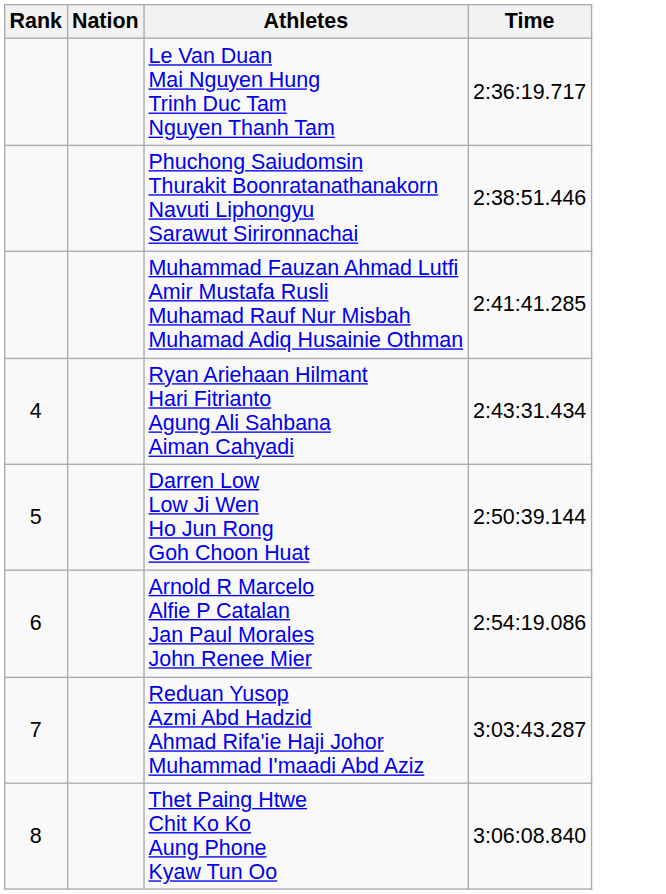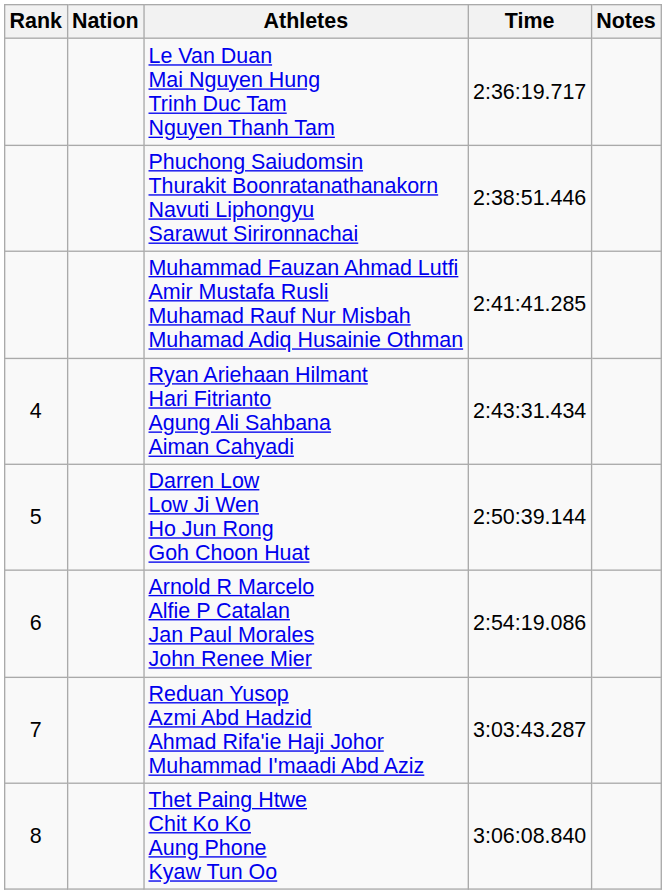+ column: (626, 21)
